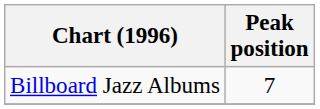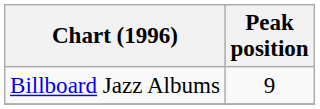(270, 85) 7 -> (270, 85) 9
